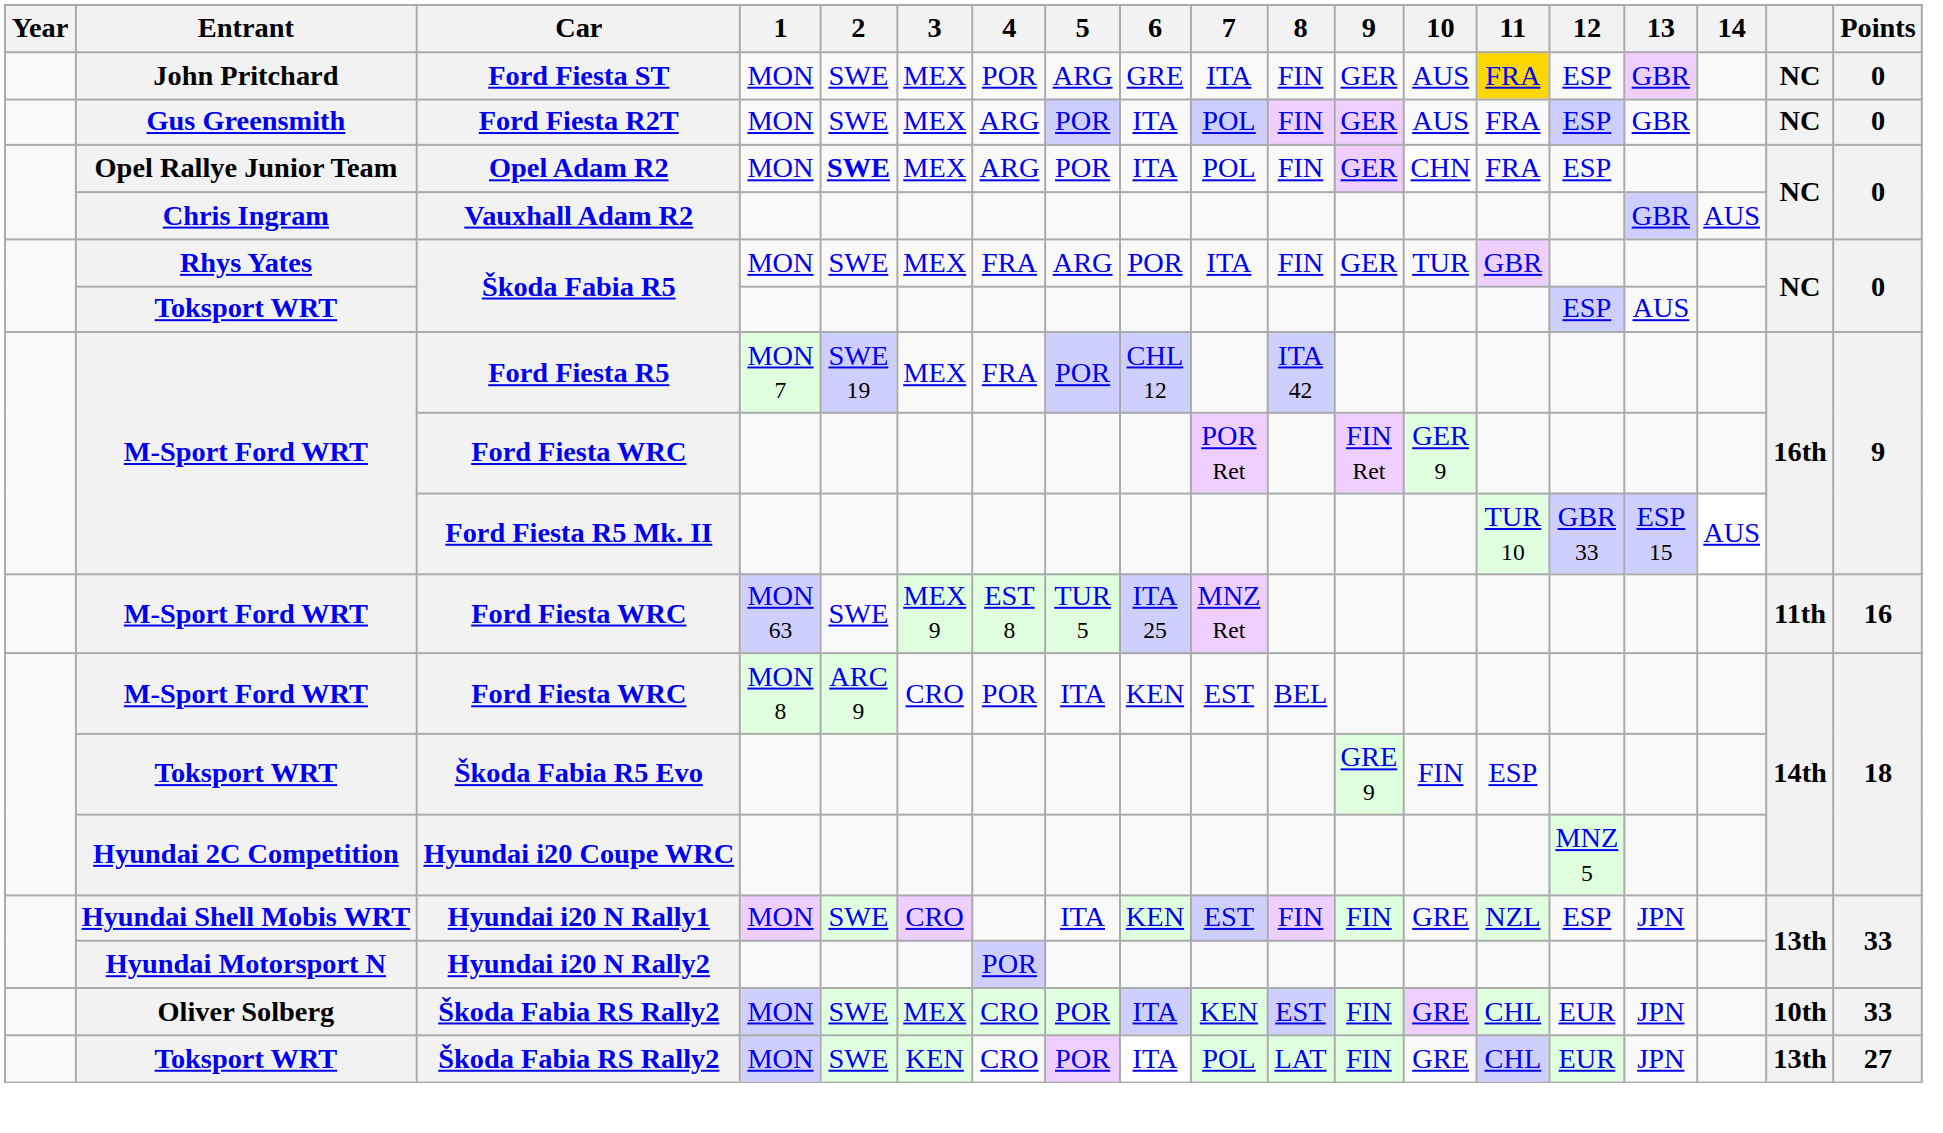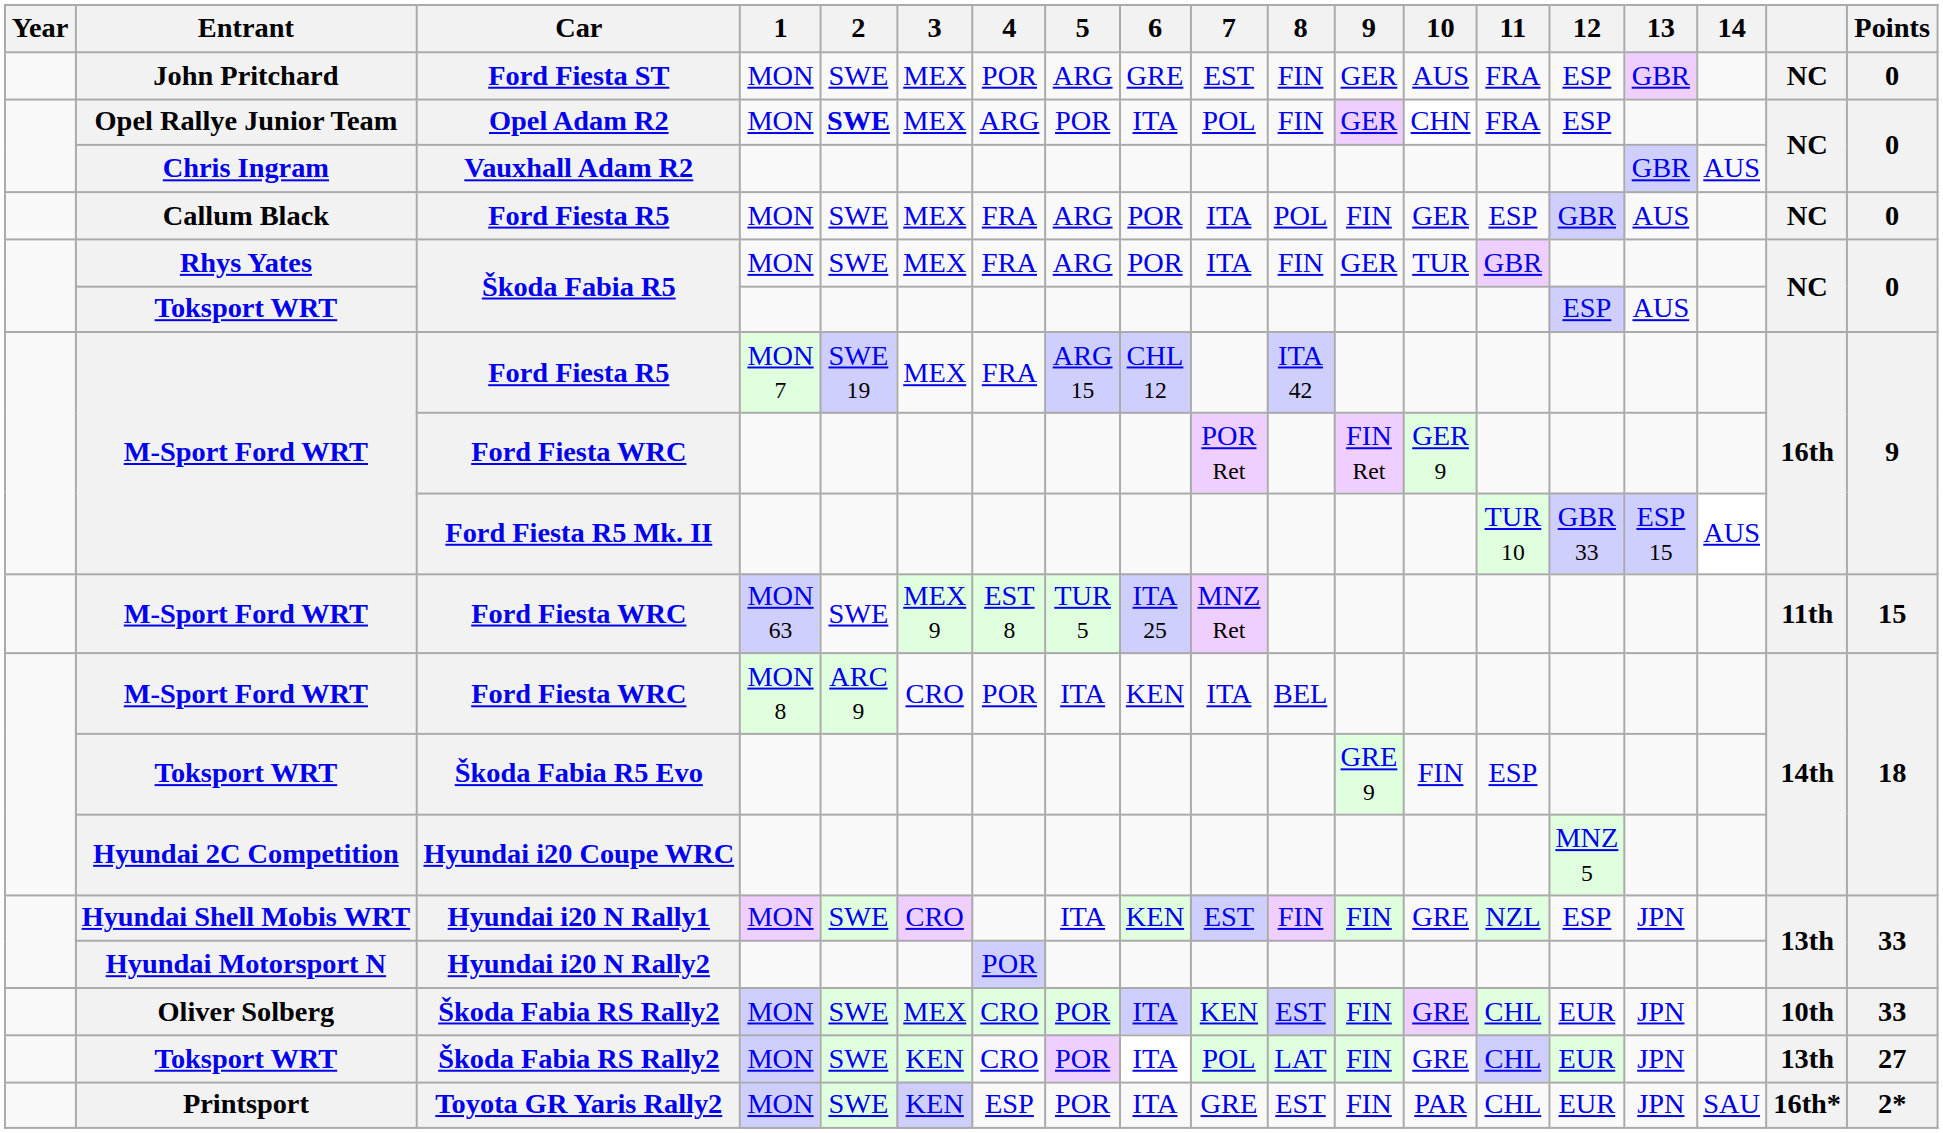(1229, 75) ITA -> (1229, 75) EST
(1513, 75) gold background -> (1513, 75) no background
- row: (579, 121)
+ row: (579, 215)
(1083, 372) POR -> (1083, 372) ARG 15
(1878, 613) 16 -> (1892, 613) 15
(1229, 693) EST -> (1229, 693) ITA
+ row: (579, 1104)
